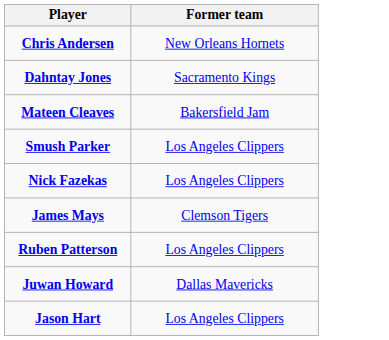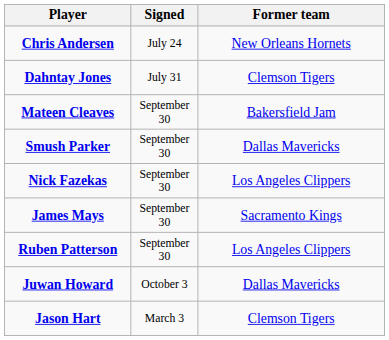+ column: (164, 15)
(225, 77) Sacramento Kings -> (291, 77) Clemson Tigers
(225, 146) Los Angeles Clippers -> (291, 146) Dallas Mavericks
(225, 215) Clemson Tigers -> (291, 215) Sacramento Kings
(225, 318) Los Angeles Clippers -> (291, 318) Clemson Tigers
